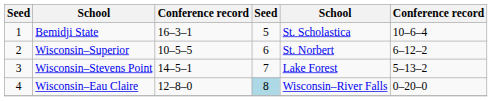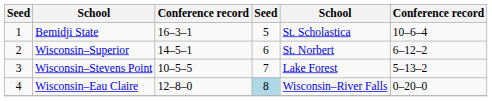(175, 50) 10–5–5 -> (175, 50) 14–5–1
(175, 68) 14–5–1 -> (175, 68) 10–5–5
